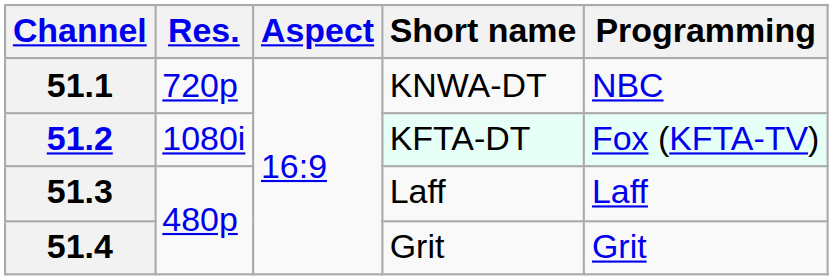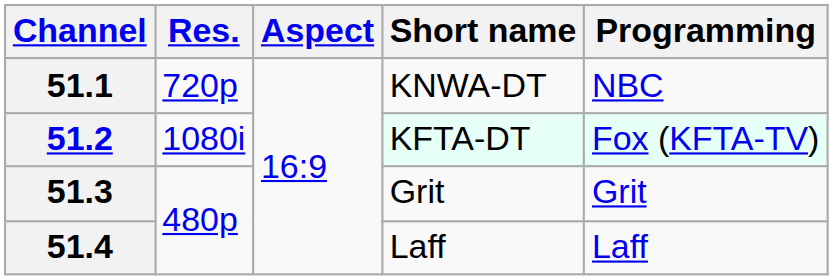(418, 192) Laff -> (417, 192) Grit
(620, 192) Laff -> (619, 192) Grit
(417, 246) Grit -> (418, 246) Laff
(619, 246) Grit -> (620, 246) Laff
